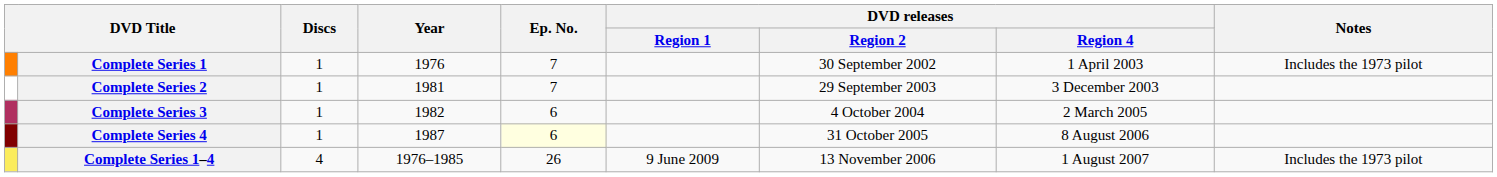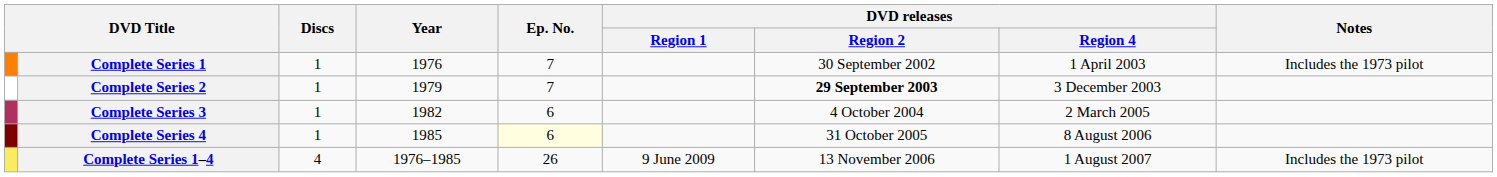(429, 87) 1981 -> (427, 87) 1979
(877, 87) normal -> (877, 87) bold
(429, 135) 1987 -> (427, 135) 1985
